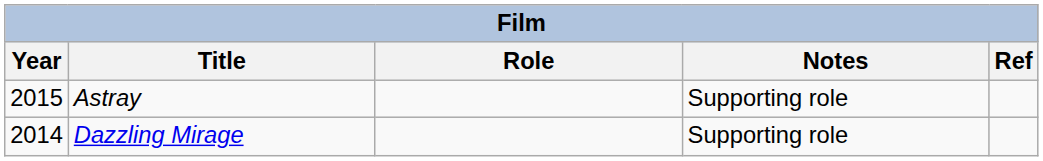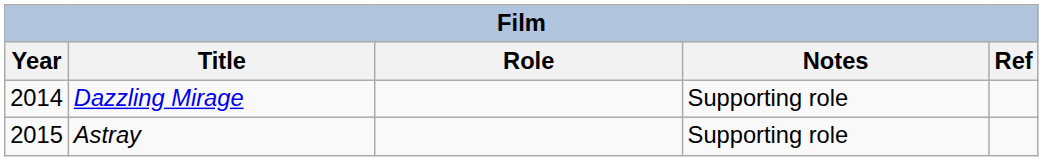rows swapped: (159, 135) <-> (107, 98)
